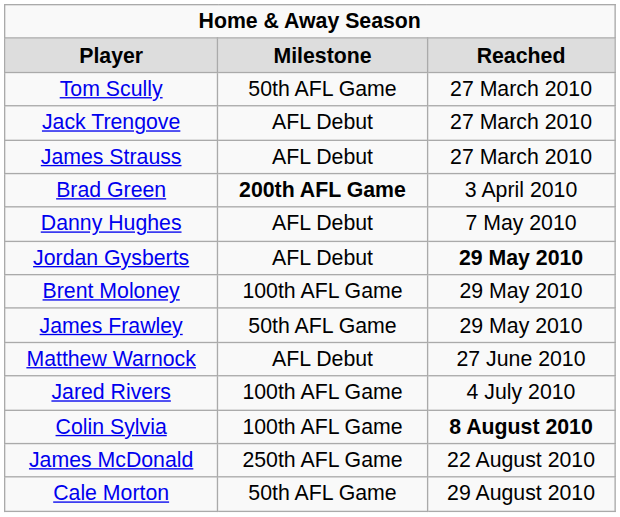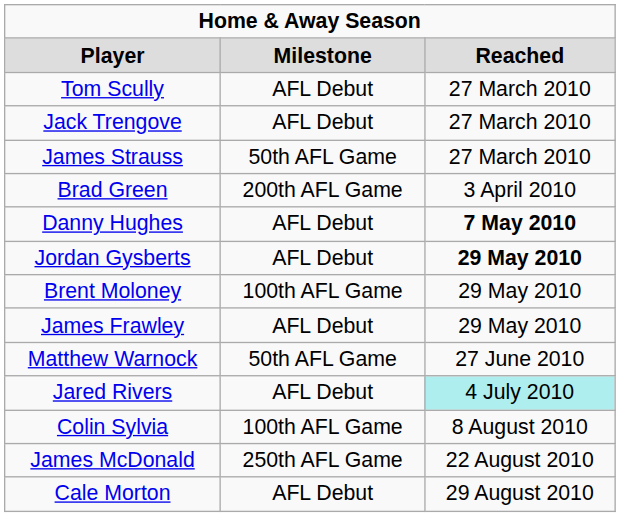(322, 88) 50th AFL Game -> (323, 88) AFL Debut
(323, 156) AFL Debut -> (323, 156) 50th AFL Game
(322, 190) bold -> (323, 190) normal
(521, 223) normal -> (520, 223) bold
(322, 325) 50th AFL Game -> (323, 325) AFL Debut
(323, 358) AFL Debut -> (323, 358) 50th AFL Game
(322, 392) 100th AFL Game -> (323, 392) AFL Debut
(521, 392) no background -> (520, 392) paleturquoise background
(521, 426) bold -> (520, 426) normal
(322, 493) 50th AFL Game -> (323, 493) AFL Debut
